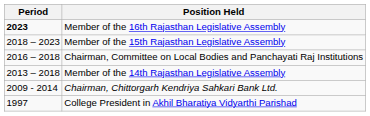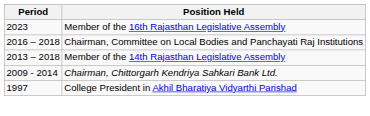(17, 27) bold -> (17, 27) normal
- row: (175, 42)
